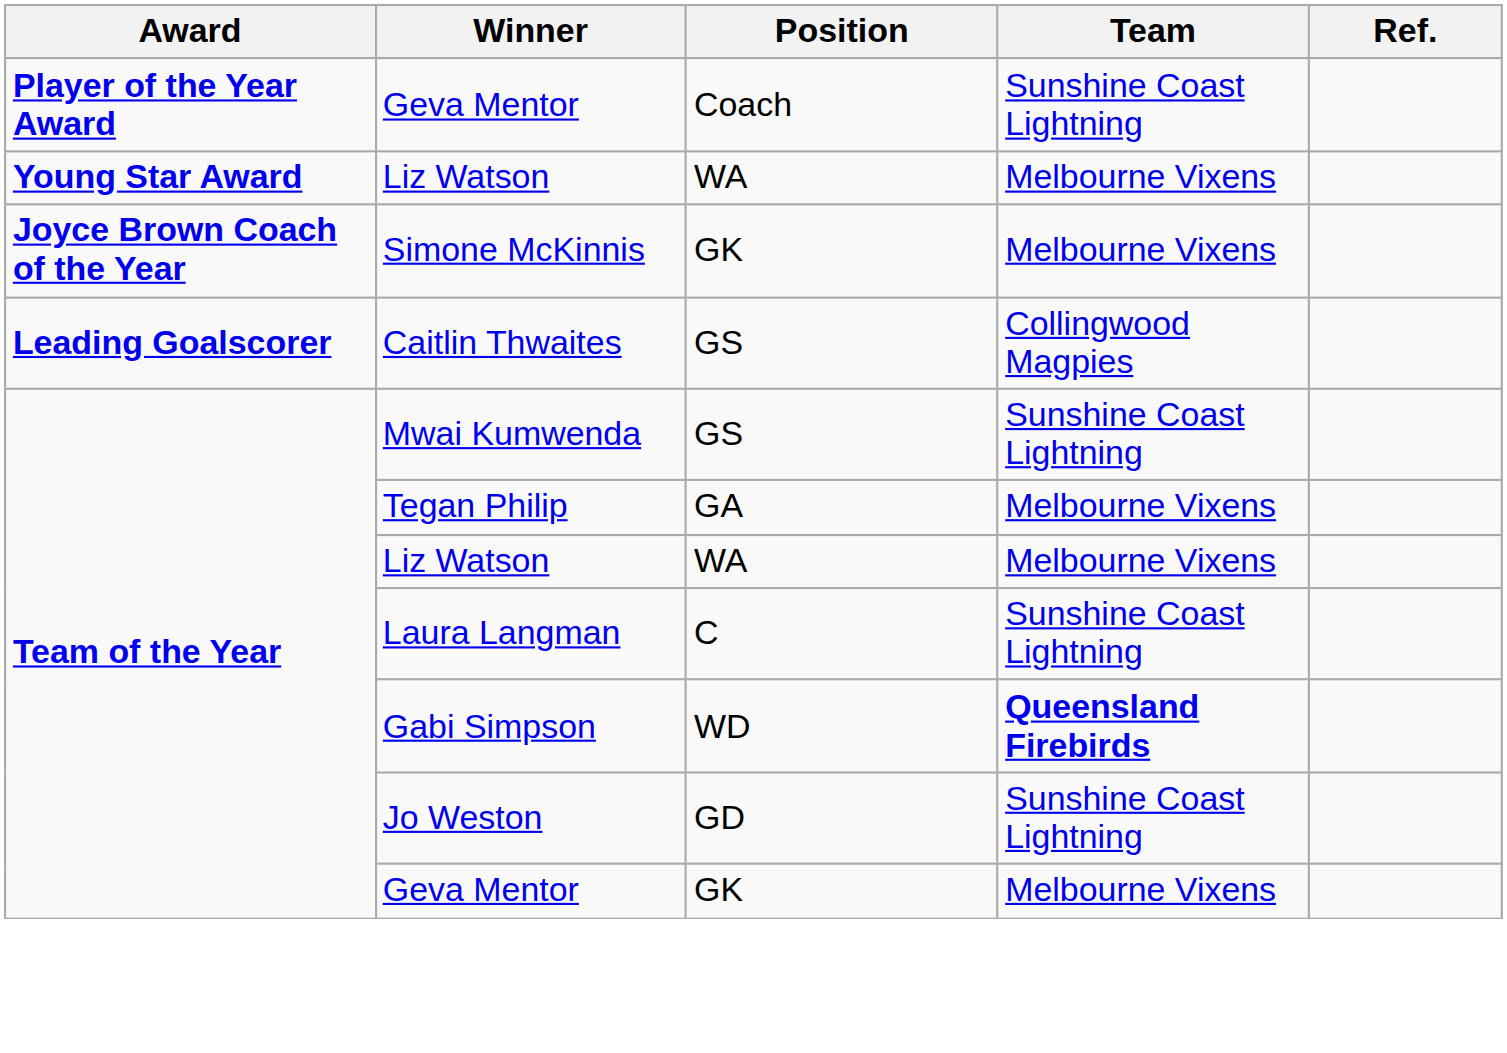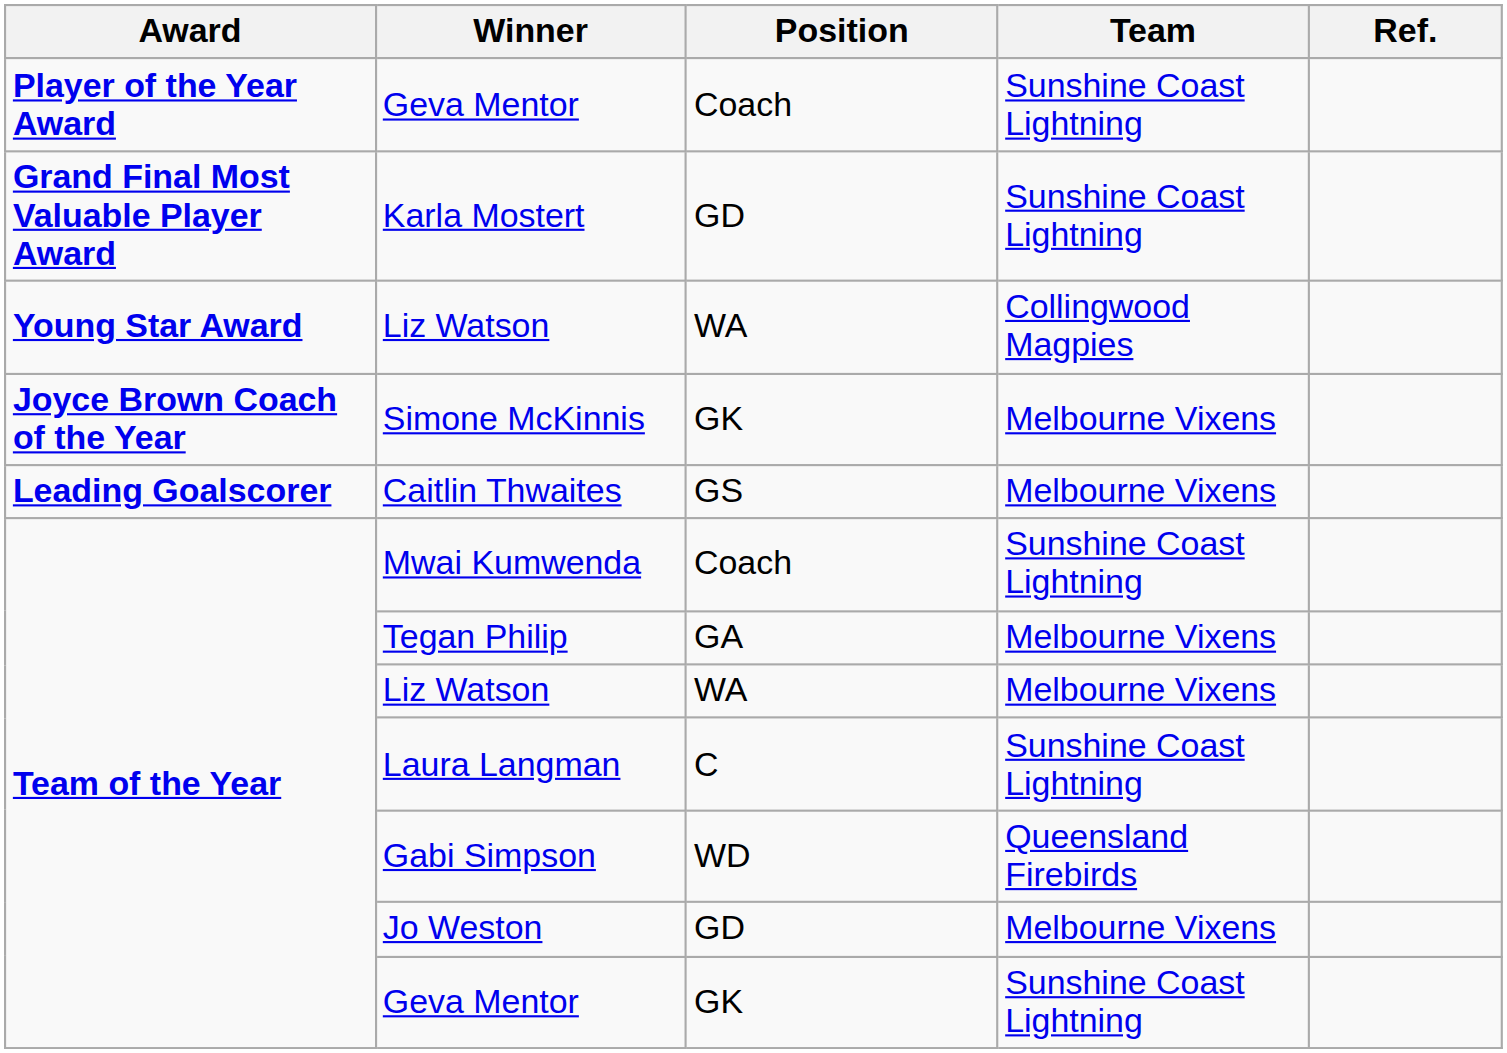+ row: (151, 215)
(1141, 177) Melbourne Vixens -> (1098, 326) Collingwood Magpies
(1098, 341) Collingwood Magpies -> (1141, 491) Melbourne Vixens
(719, 433) GS -> (743, 564) Coach
(1102, 725) bold -> (1097, 855) normal
(1125, 817) Sunshine Coast Lightning -> (1141, 928) Melbourne Vixens
(1141, 890) Melbourne Vixens -> (1125, 1001) Sunshine Coast Lightning
